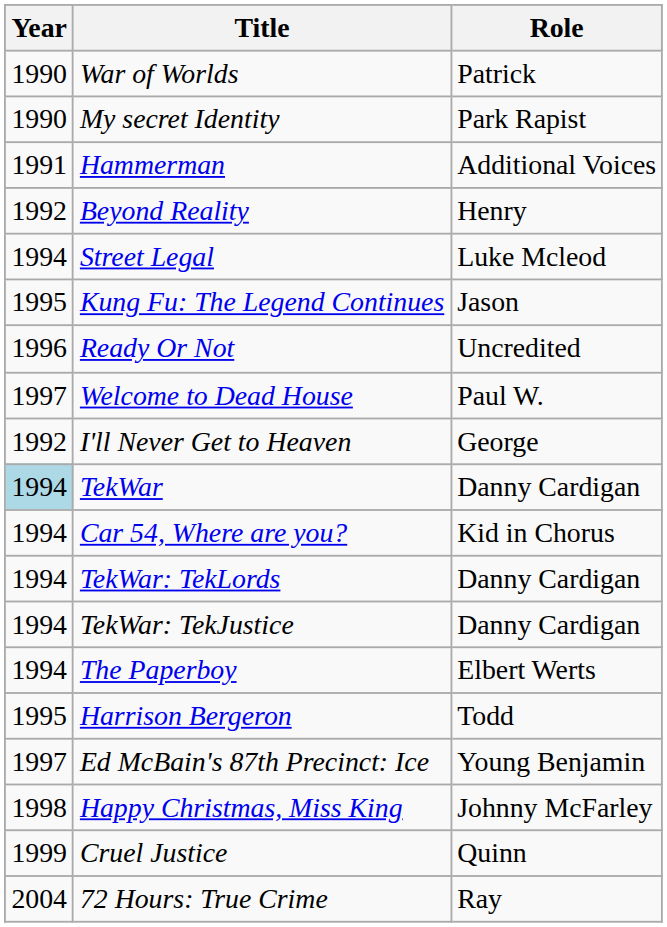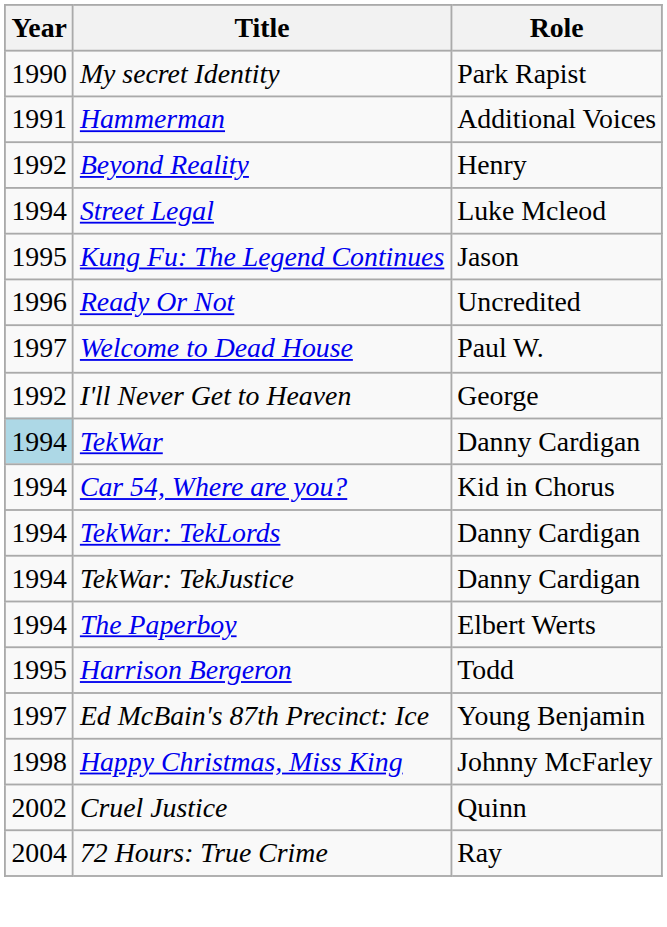- row: (159, 73)
(39, 853) 1999 -> (39, 807) 2002
